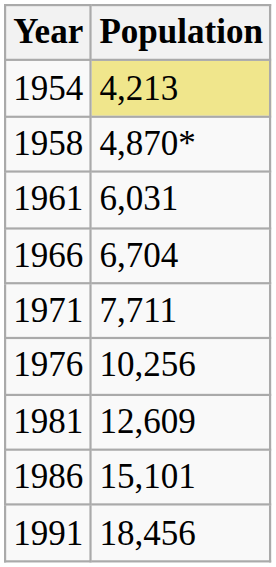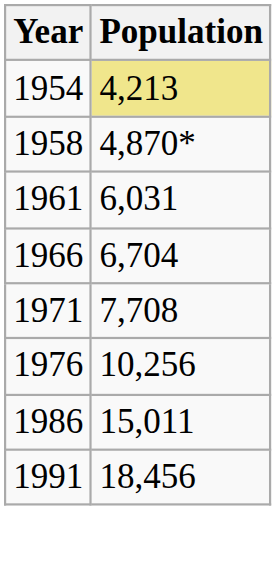(138, 310) 7,711 -> (139, 310) 7,708
- row: (48, 421)
(148, 476) 15,101 -> (147, 421) 15,011
